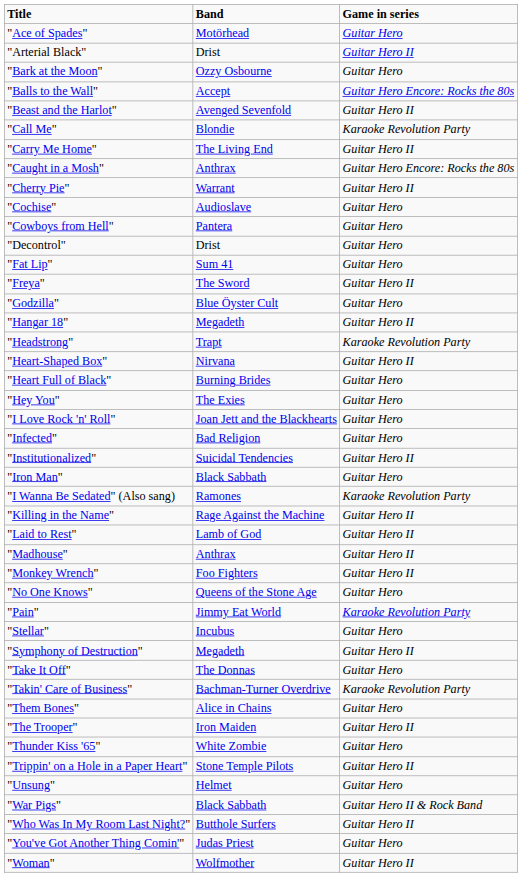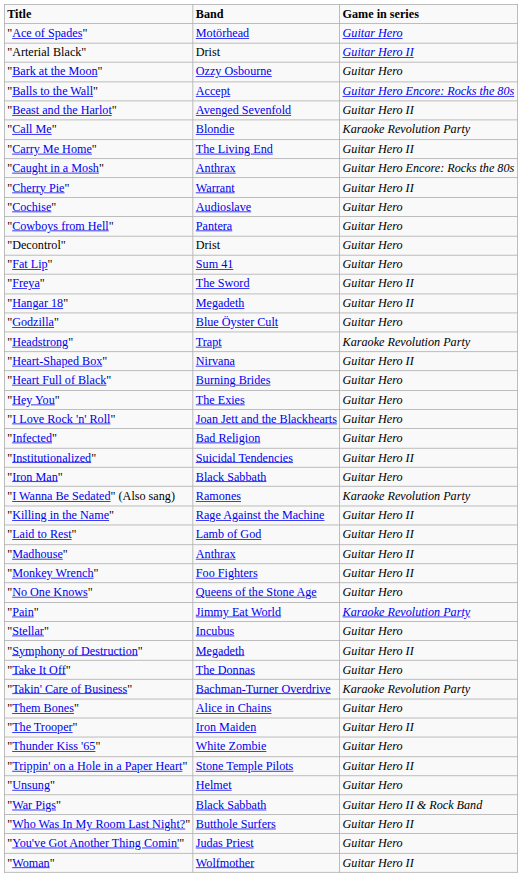rows swapped: (33, 303) <-> (38, 322)
